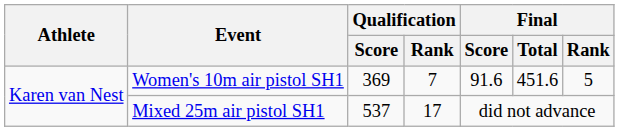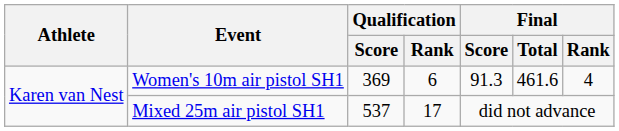(432, 80) 7 -> (432, 80) 6
(486, 80) 91.6 -> (486, 80) 91.3
(537, 80) 451.6 -> (537, 80) 461.6
(588, 80) 5 -> (588, 80) 4
